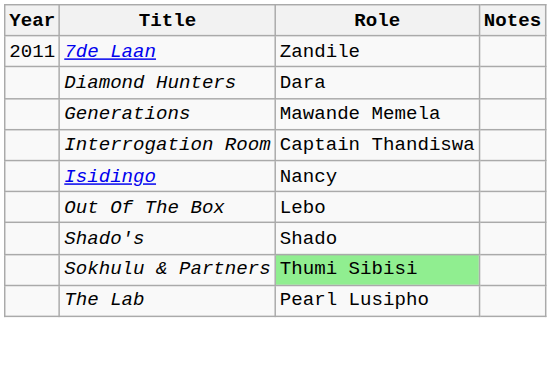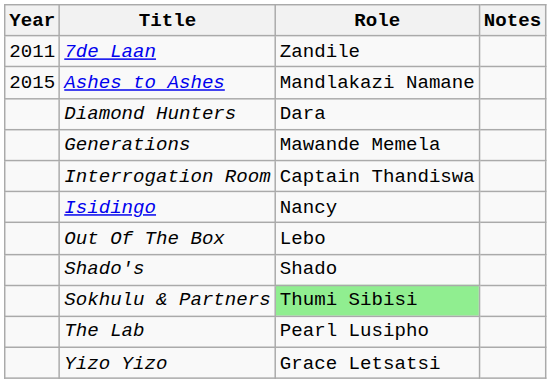+ row: (145, 83)
+ row: (116, 363)
